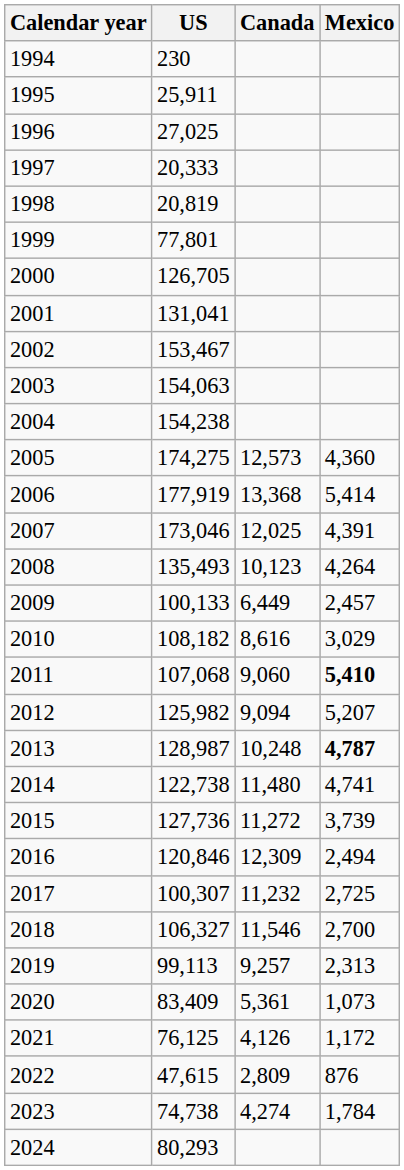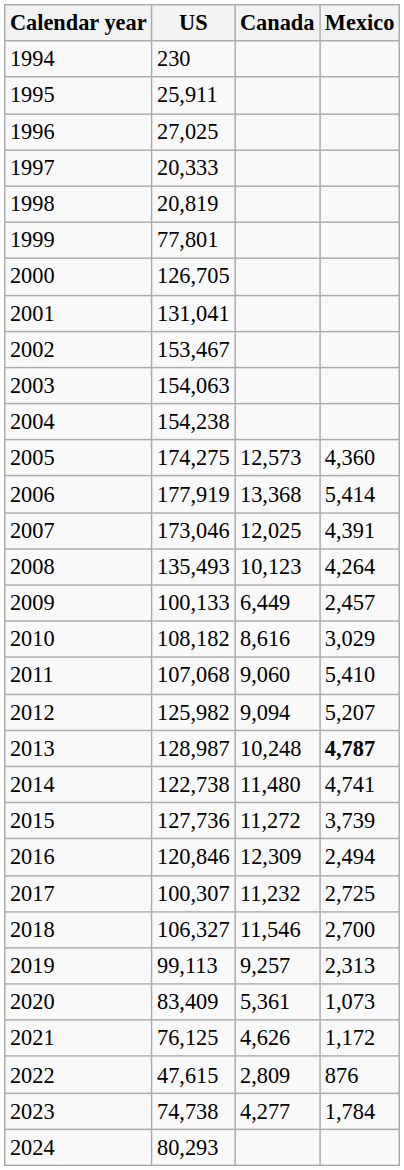(350, 675) bold -> (350, 675) normal
(265, 1037) 4,126 -> (265, 1037) 4,626
(265, 1110) 4,274 -> (265, 1110) 4,277
